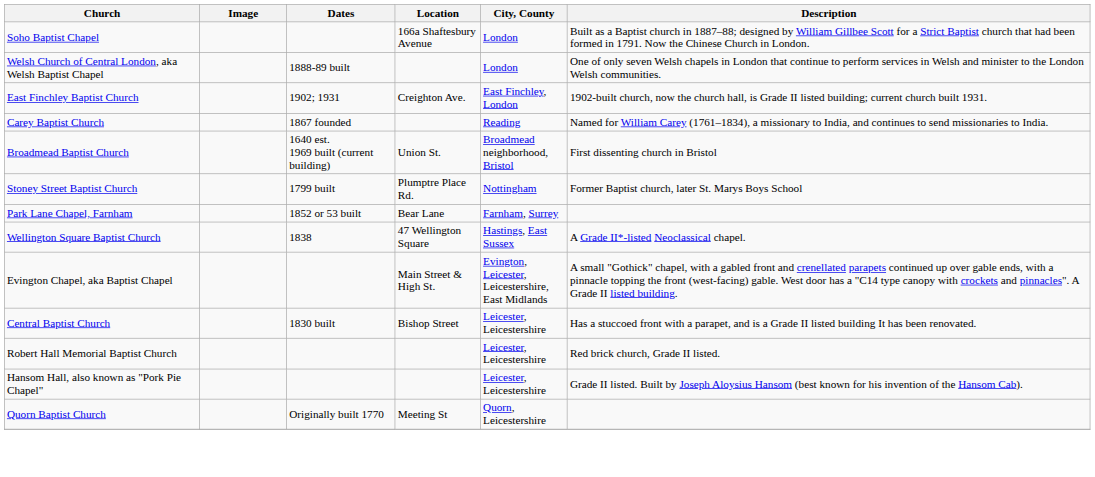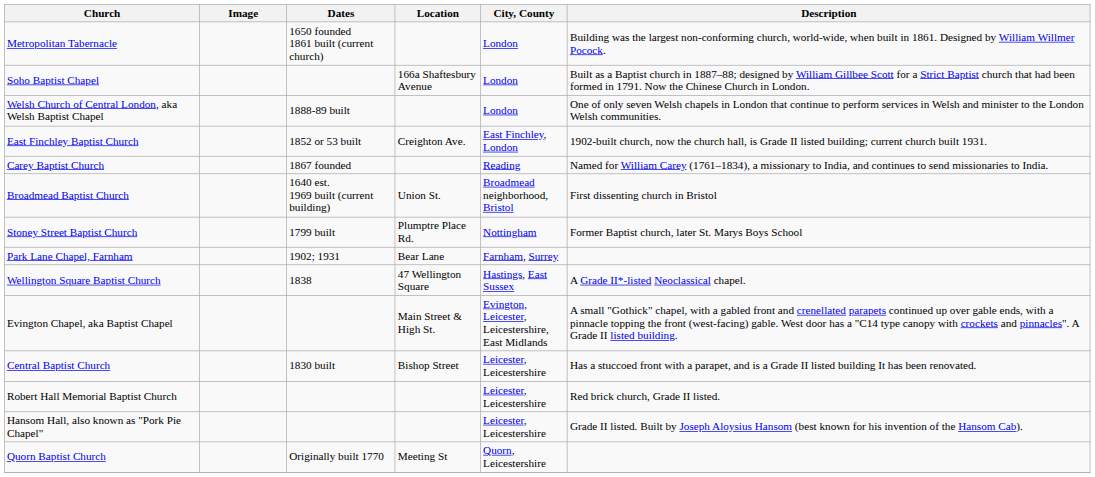+ row: (62, 43)
(315, 98) 1902; 1931 -> (325, 141) 1852 or 53 built
(325, 213) 1852 or 53 built -> (315, 256) 1902; 1931
